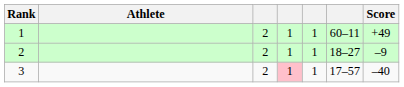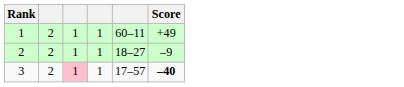- column: (146, 14)
(381, 71) normal -> (166, 71) bold
